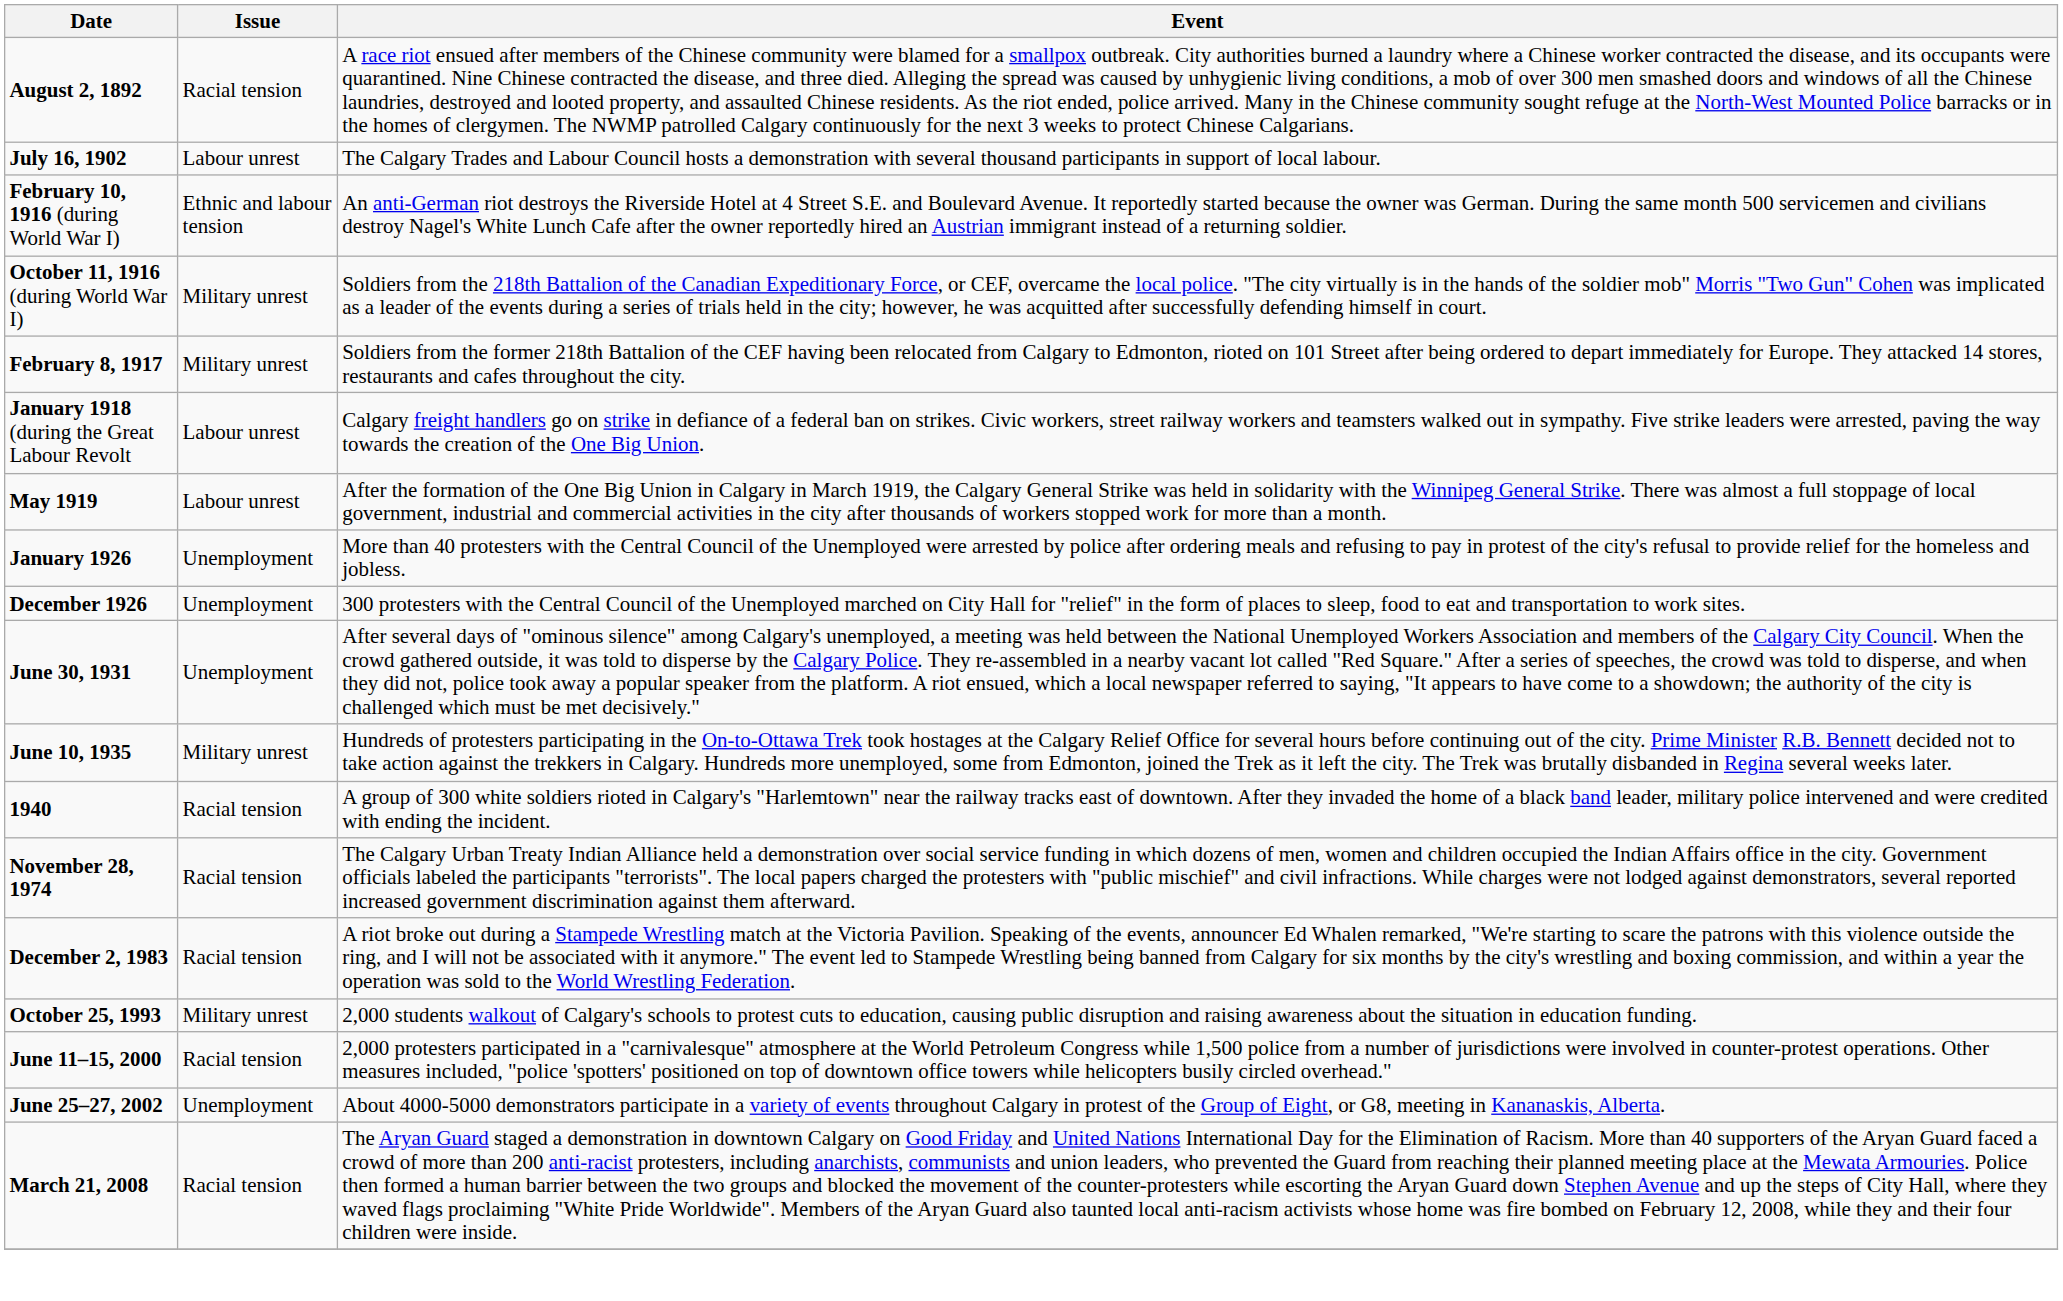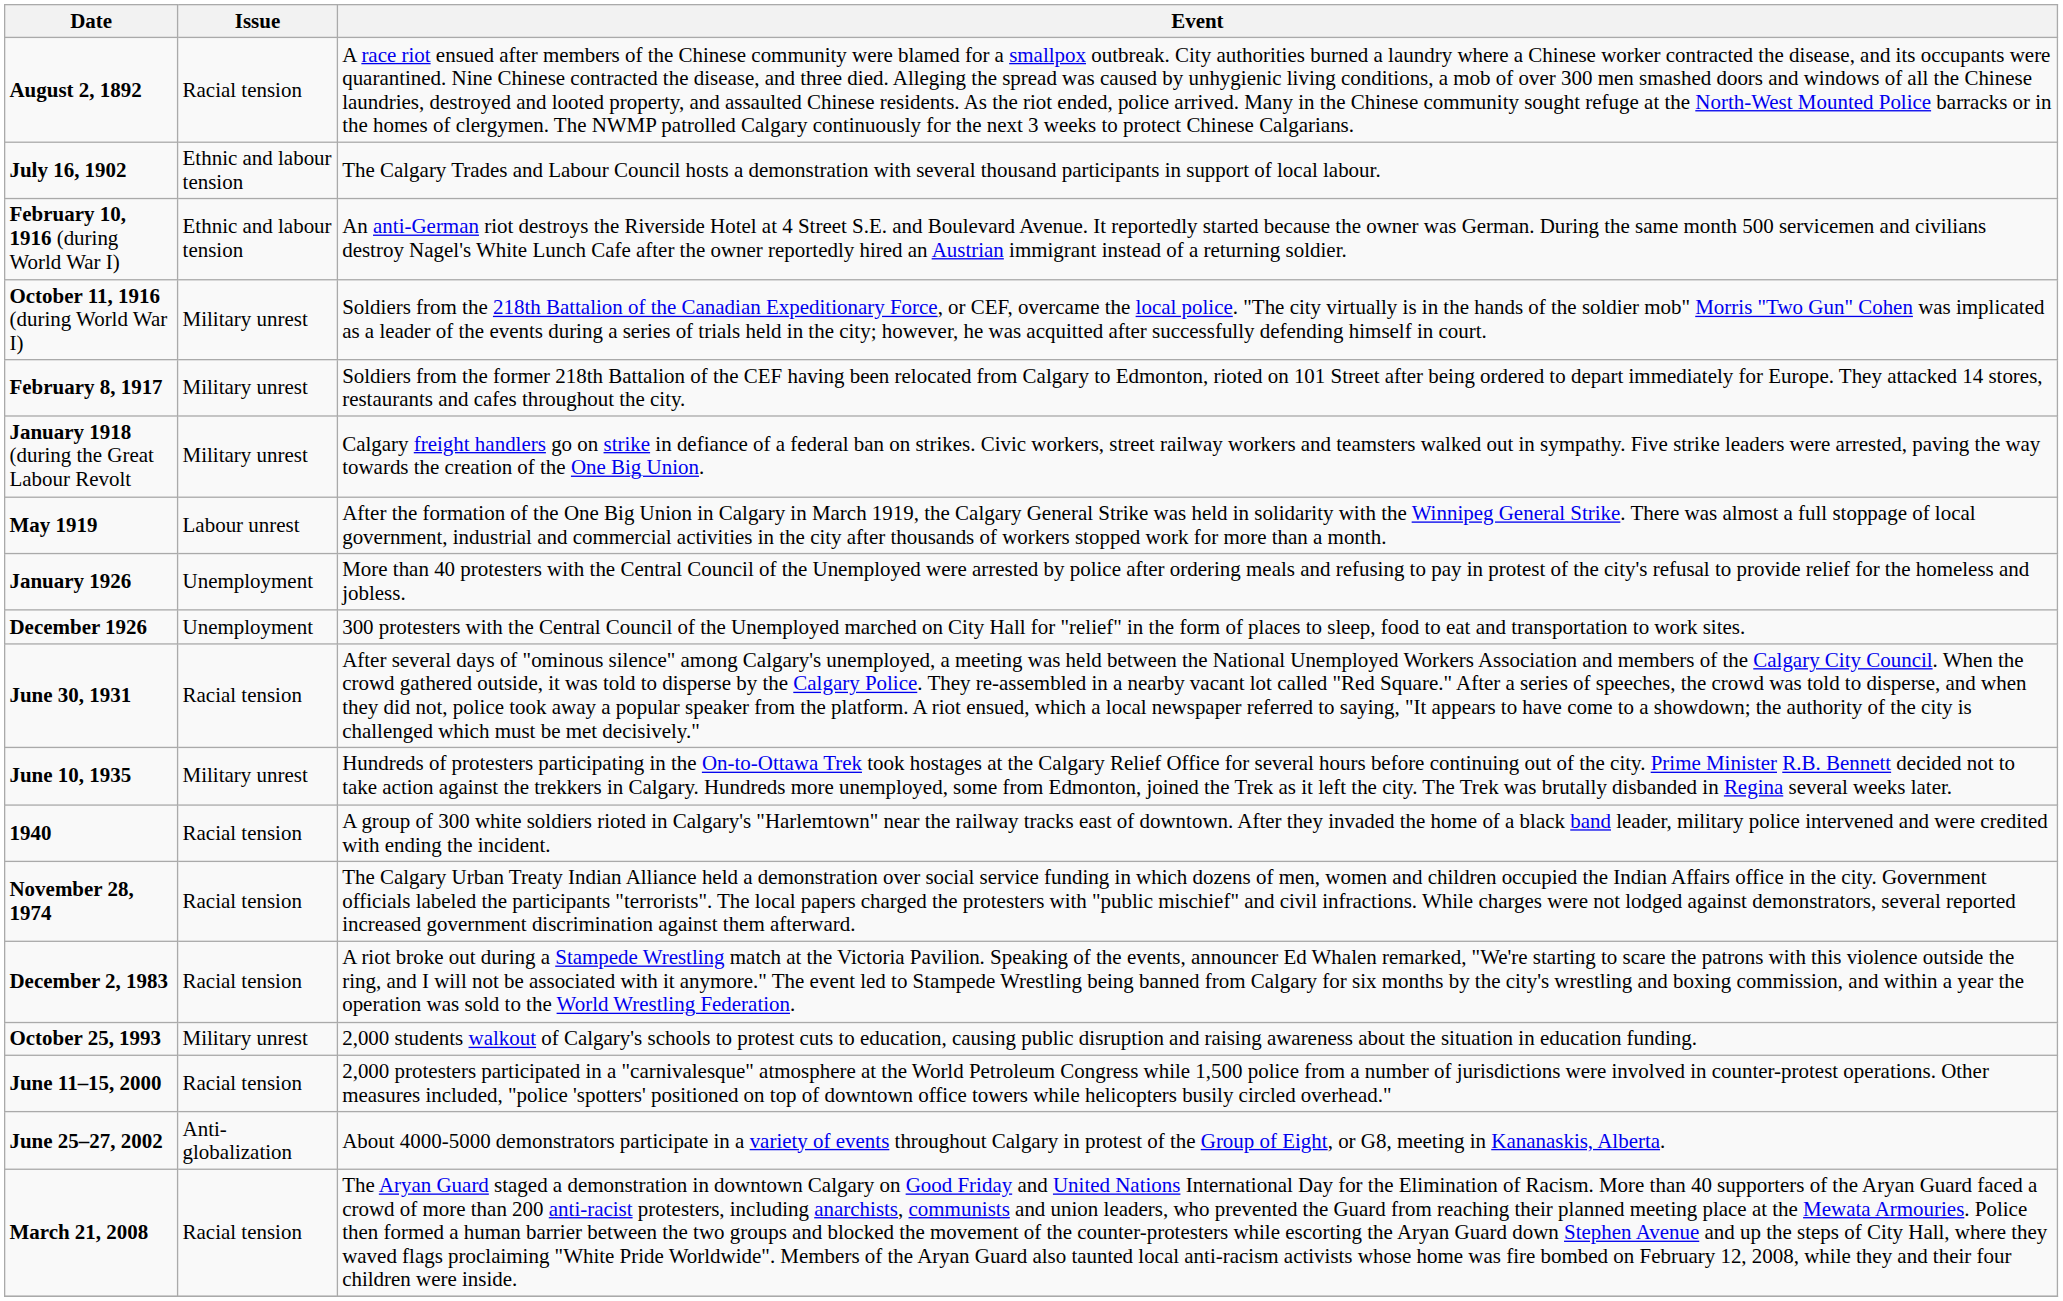(241, 158) Labour unrest -> (257, 170) Ethnic and labour tension
(241, 432) Labour unrest -> (245, 456) Military unrest
(248, 671) Unemployment -> (242, 695) Racial tension
(248, 1104) Unemployment -> (237, 1140) Anti-globalization
